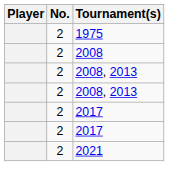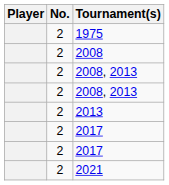+ row: (26, 112)
